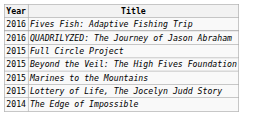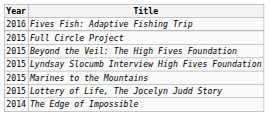- row: (131, 38)
+ row: (146, 64)
